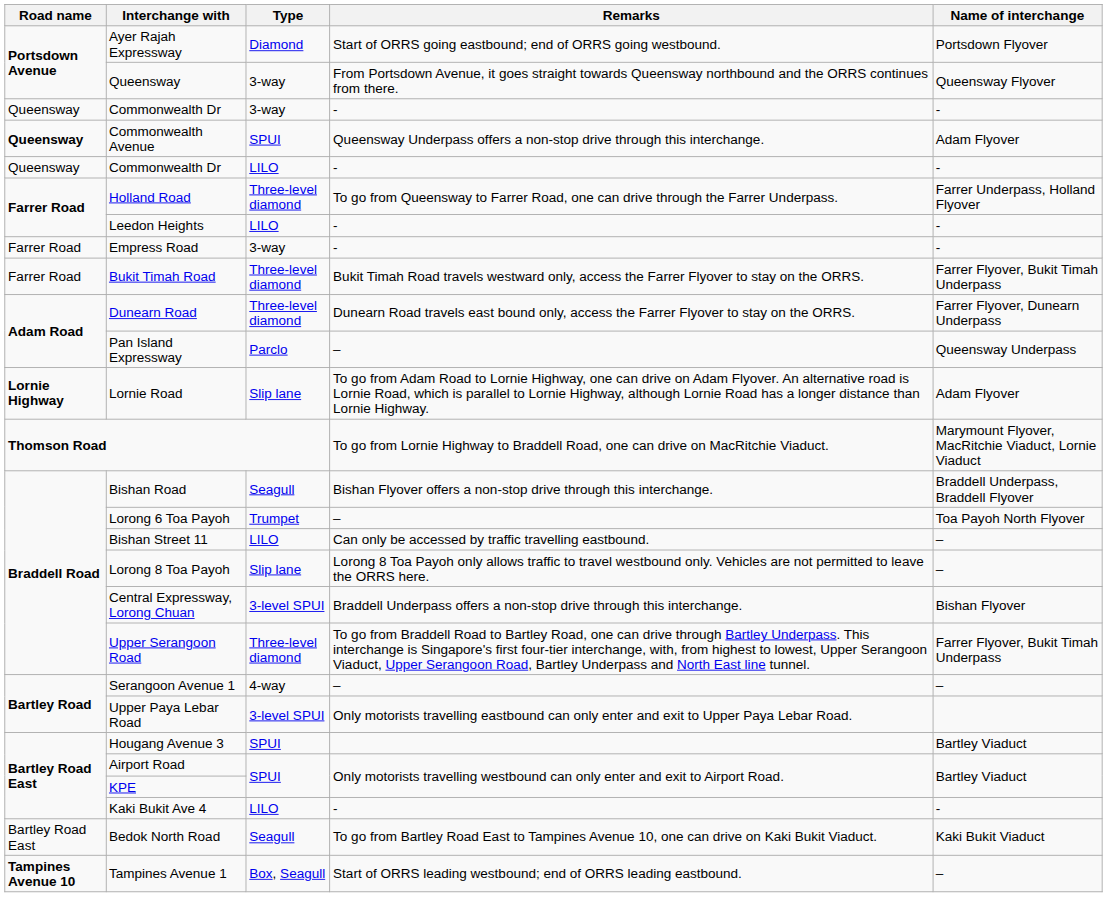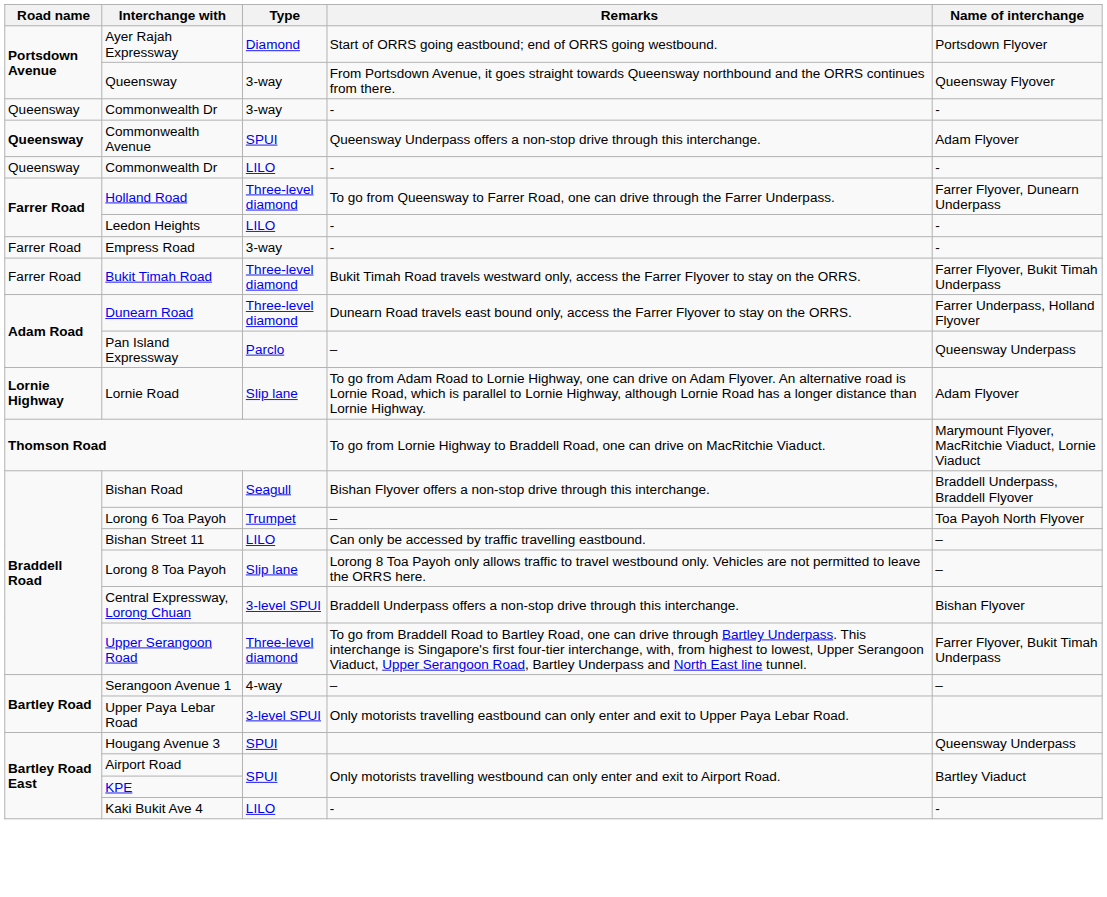(1015, 197) Farrer Underpass, Holland Flyover -> (1007, 197) Farrer Flyover, Dunearn Underpass
(1008, 313) Farrer Flyover, Dunearn Underpass -> (1015, 313) Farrer Underpass, Holland Flyover
(981, 744) Bartley Viaduct -> (1006, 744) Queensway Underpass
- row: (165, 837)
- row: (168, 873)
